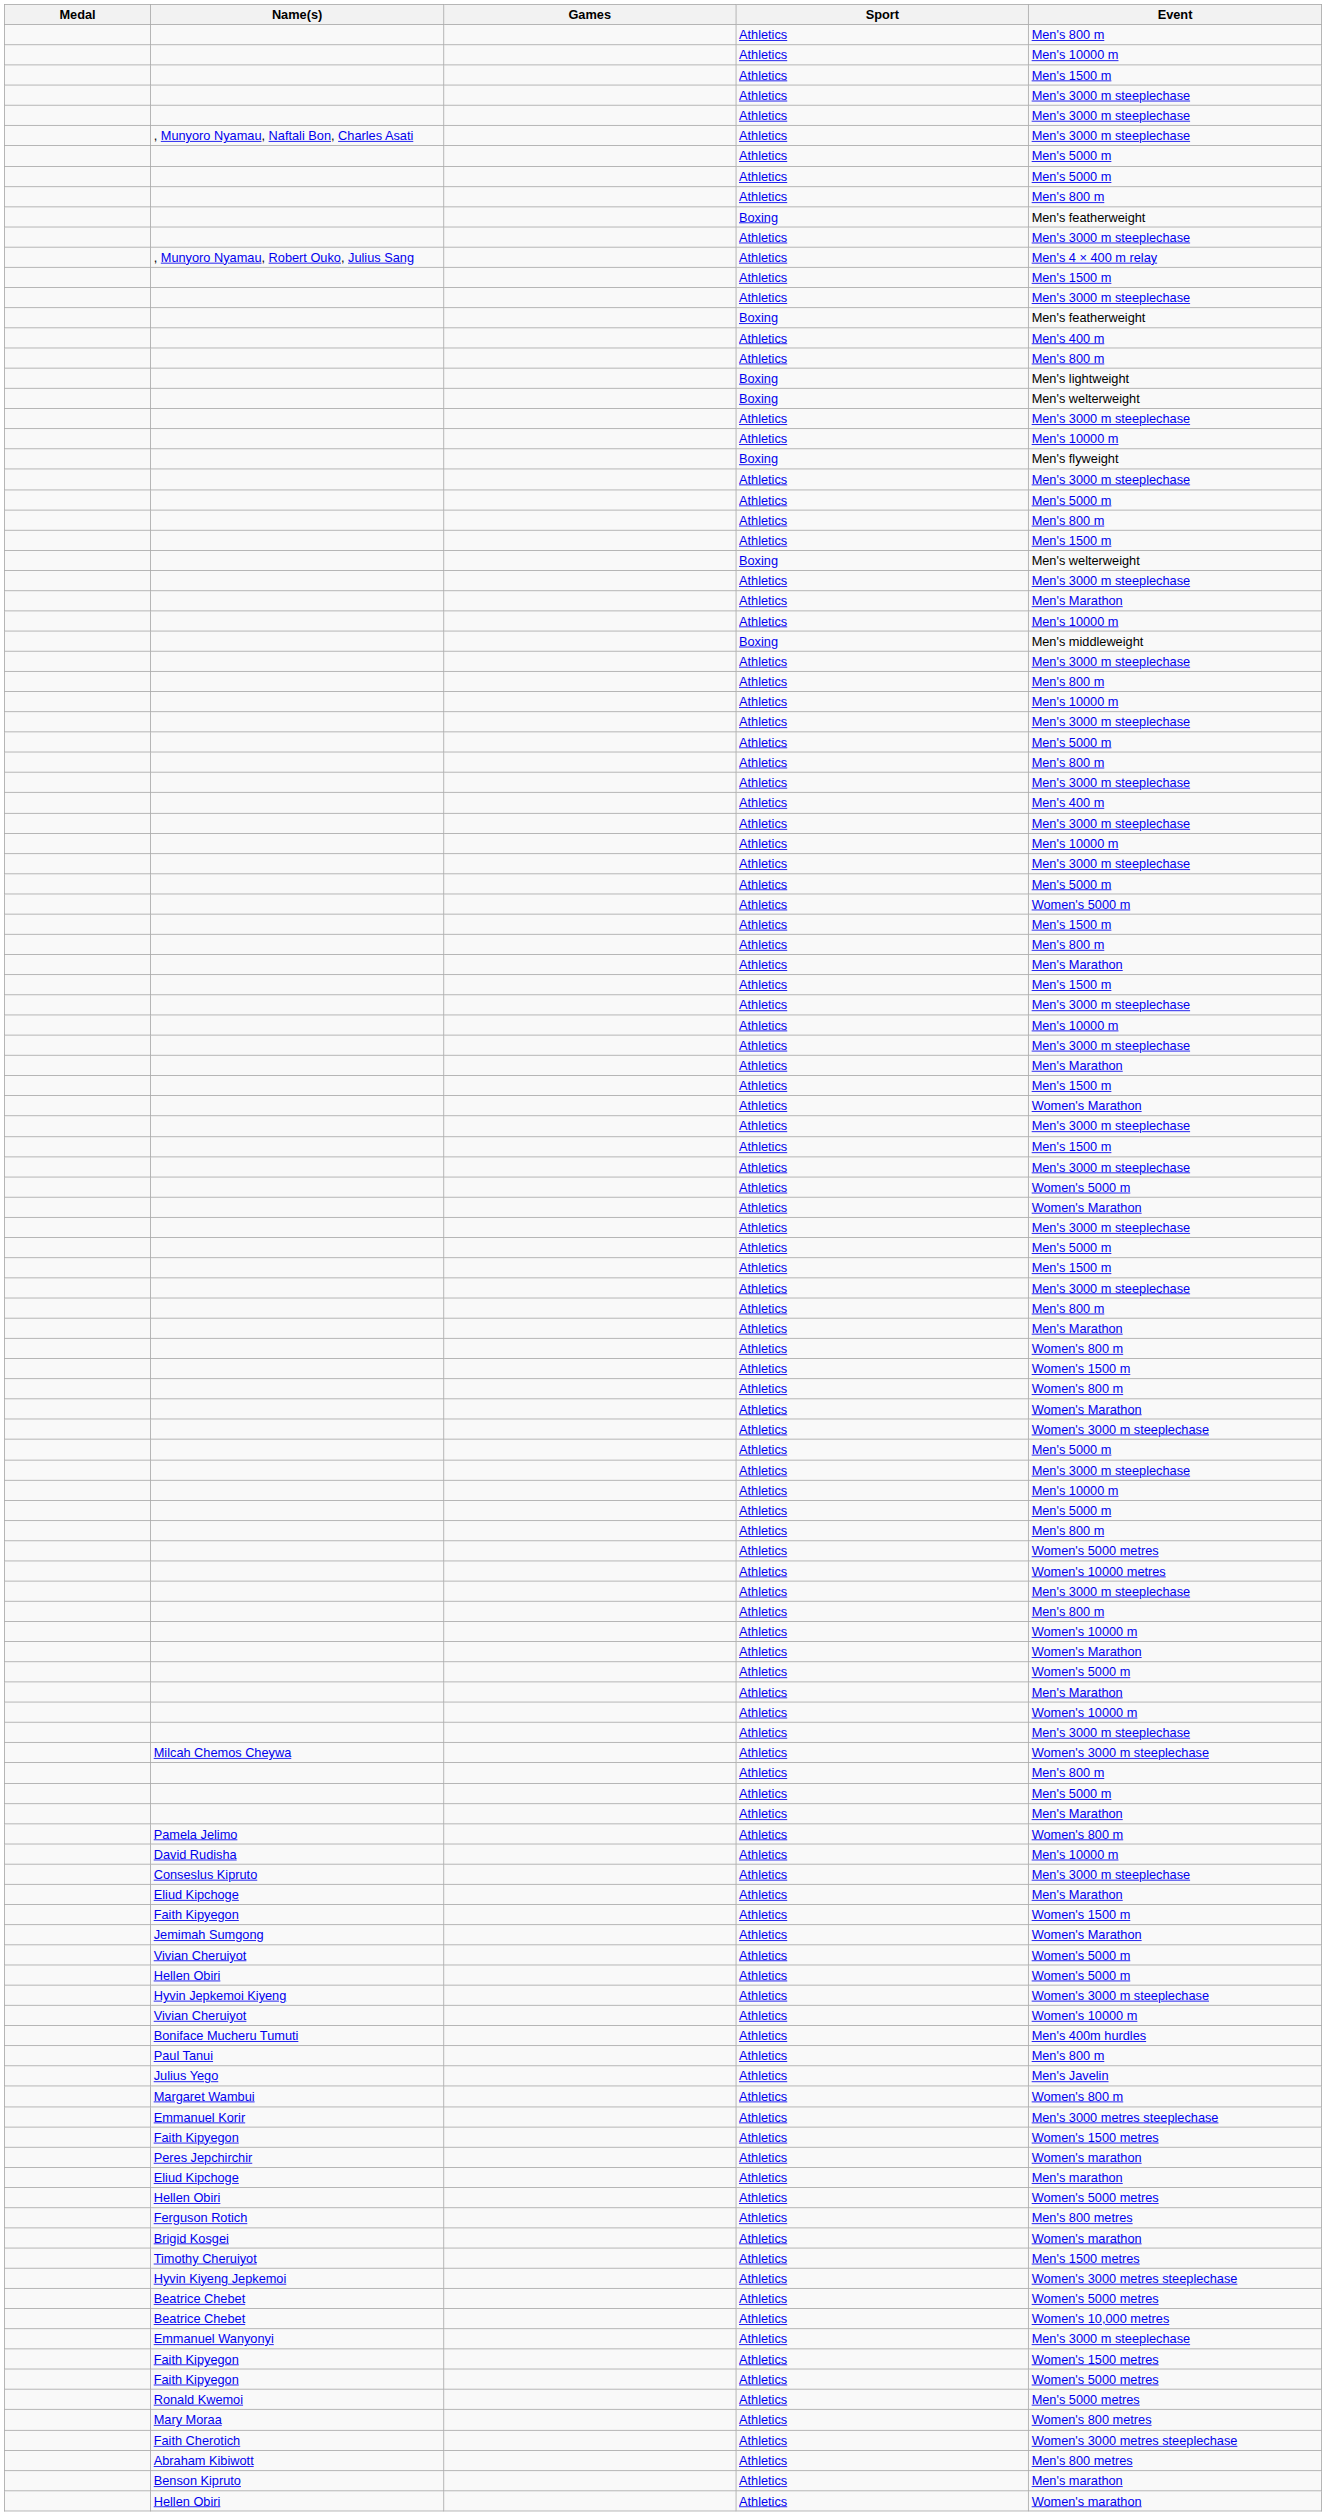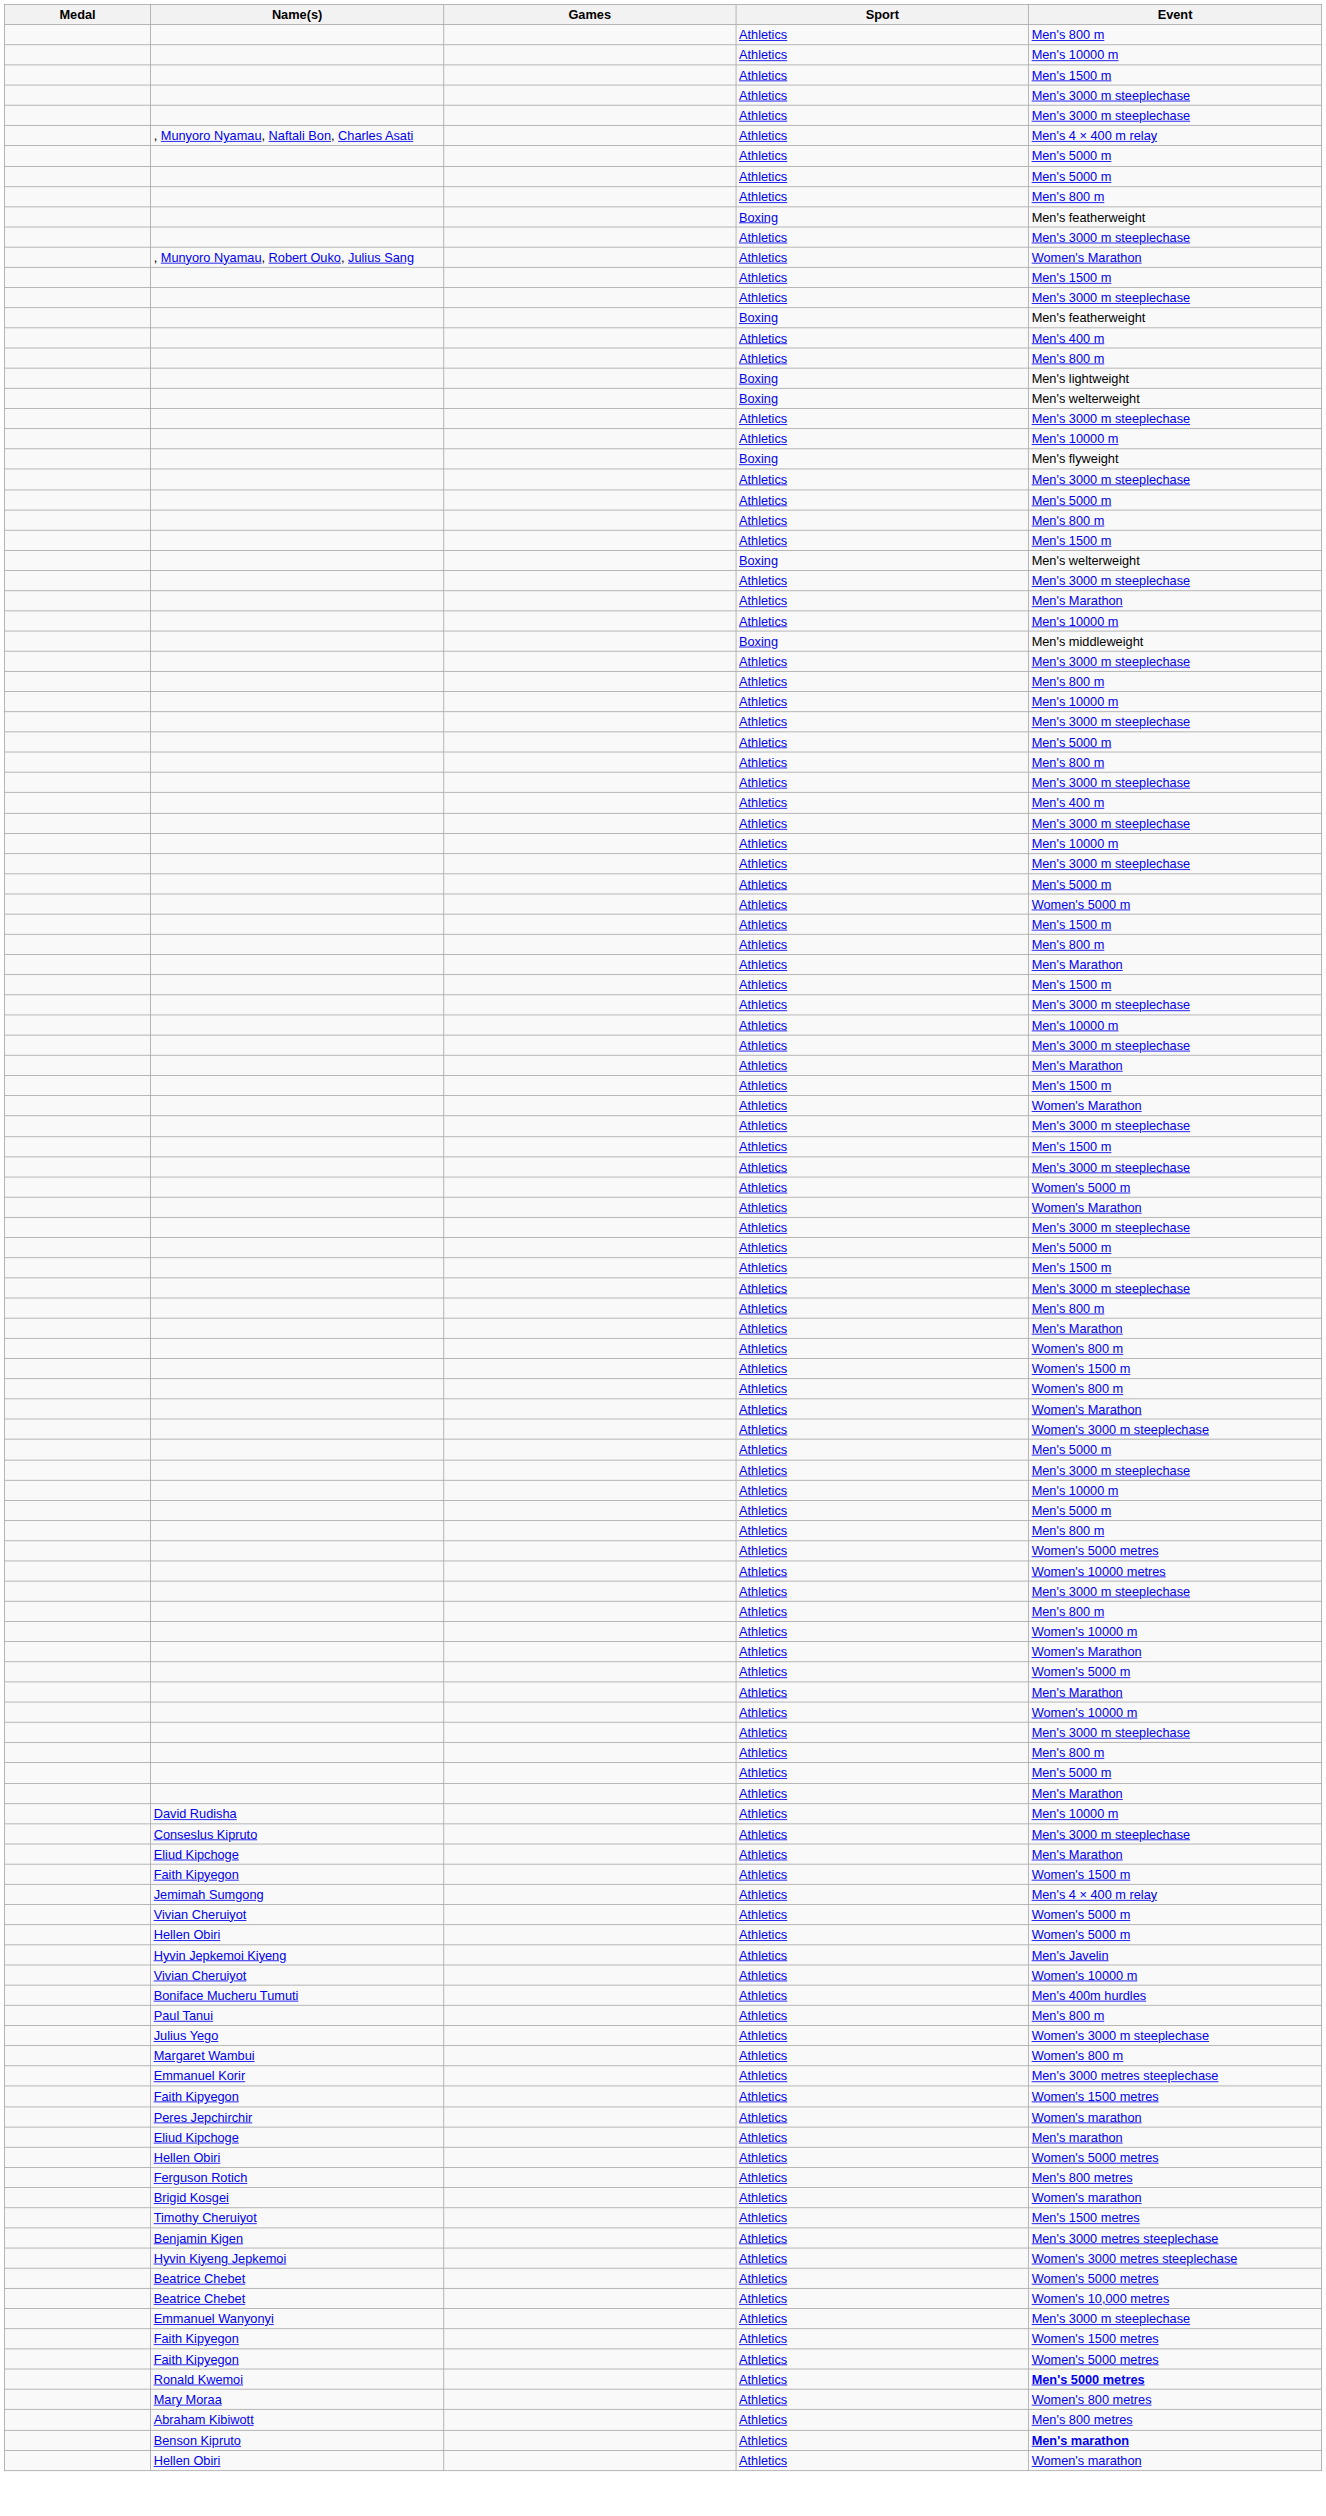(1111, 136) Men's 3000 m steeplechase -> (1094, 136) Men's 4 × 400 m relay
(1094, 257) Men's 4 × 400 m relay -> (1087, 257) Women's Marathon
- row: (222, 1753)
- row: (196, 1834)
(1087, 1935) Women's Marathon -> (1094, 1894) Men's 4 × 400 m relay
(1120, 1996) Women's 3000 m steeplechase -> (1070, 1955) Men's Javelin
(1070, 2076) Men's Javelin -> (1120, 2036) Women's 3000 m steeplechase
+ row: (198, 2238)
(1086, 2400) normal -> (1088, 2380) bold
- row: (197, 2440)
(1077, 2481) normal -> (1080, 2440) bold
